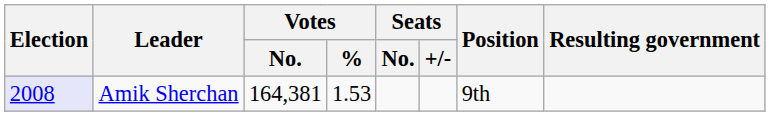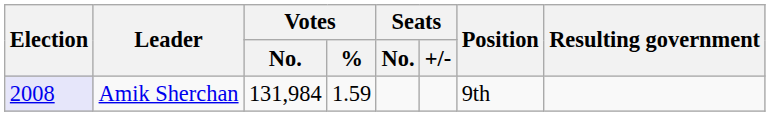(285, 93) 164,381 -> (285, 93) 131,984
(352, 93) 1.53 -> (352, 93) 1.59
